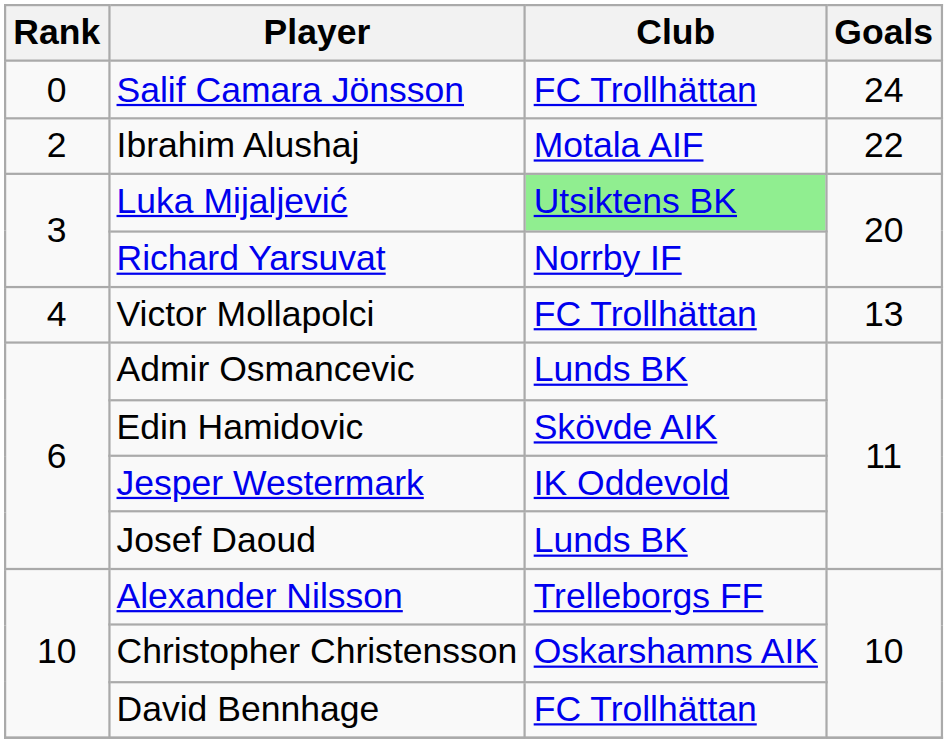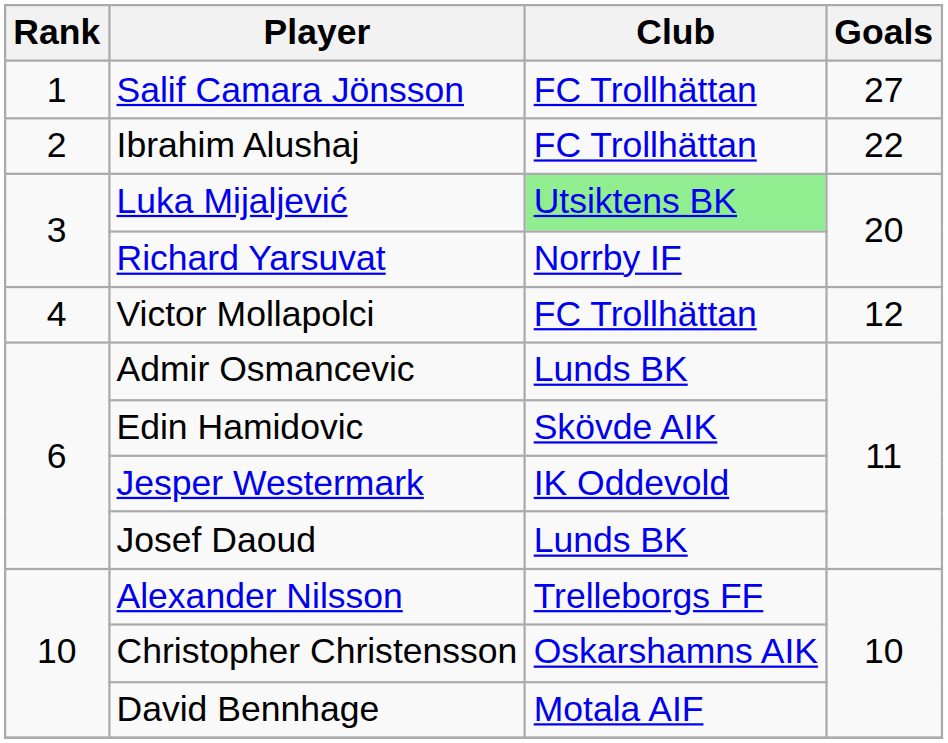(57, 88) 0 -> (57, 88) 1
(884, 88) 24 -> (884, 88) 27
(619, 145) Motala AIF -> (645, 145) FC Trollhättan
(884, 314) 13 -> (884, 314) 12
(645, 708) FC Trollhättan -> (619, 708) Motala AIF
